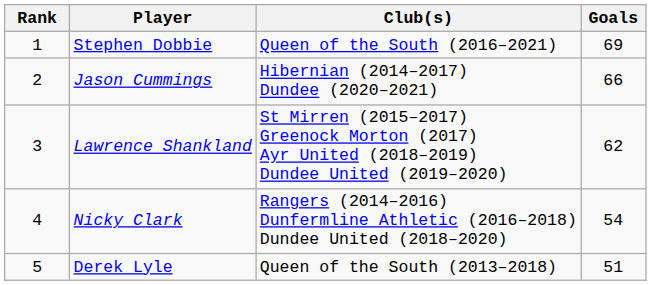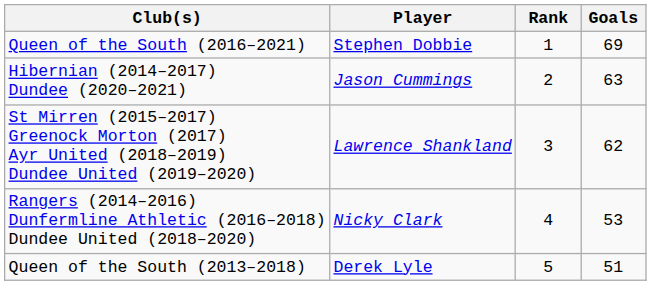columns swapped: (37, 18) <-> (418, 18)
(613, 81) 66 -> (613, 81) 63
(613, 221) 54 -> (613, 221) 53
